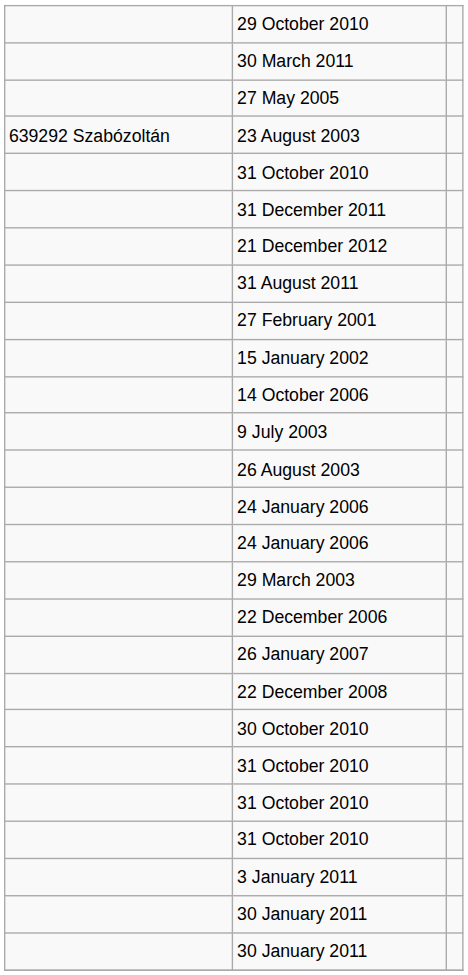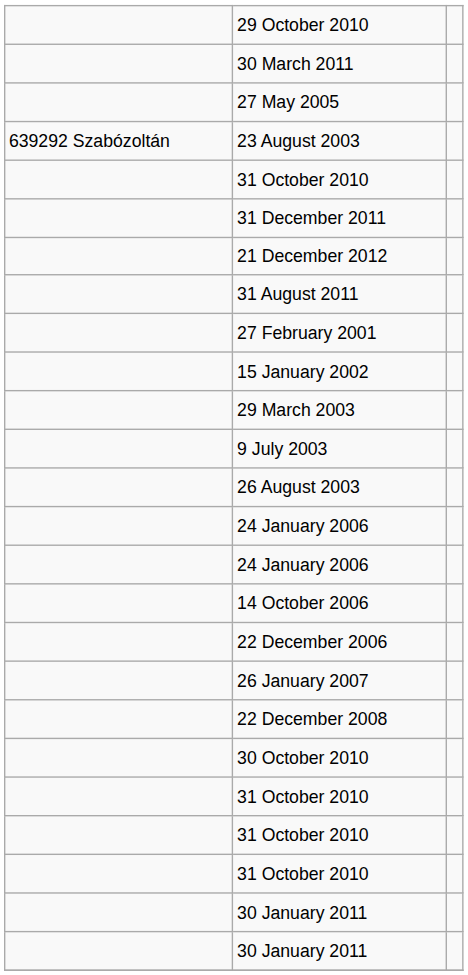rows swapped: (119, 580) <-> (119, 395)
- row: (119, 877)
